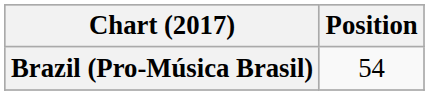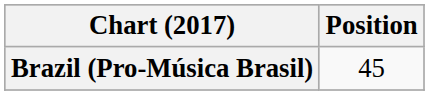(372, 68) 54 -> (372, 68) 45
